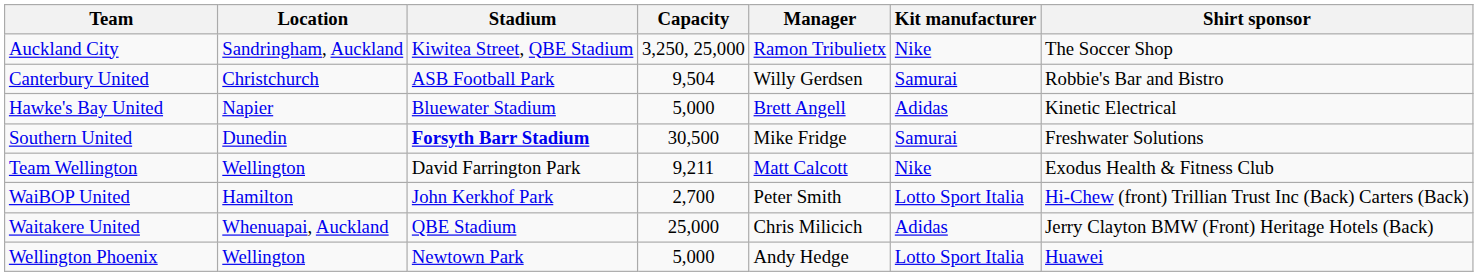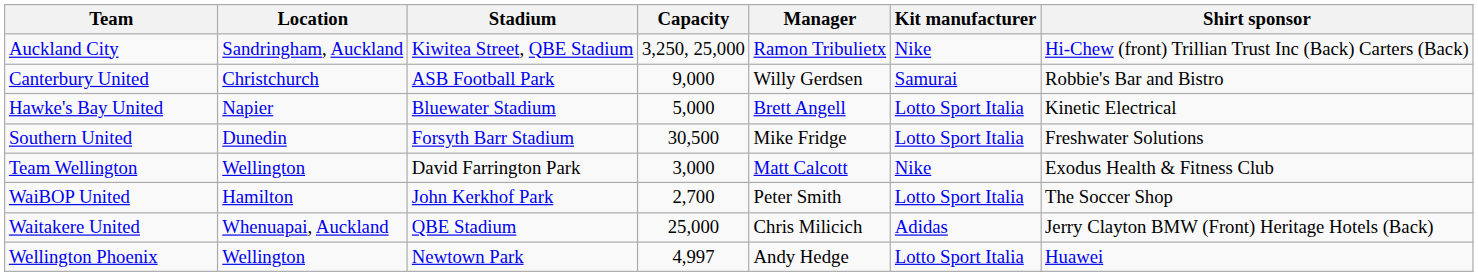(1109, 49) The Soccer Shop -> (1257, 49) Hi-Chew (front) Trillian Trust Inc (Back) Carters (Back)
(693, 78) 9,504 -> (693, 78) 9,000
(921, 108) Adidas -> (959, 108) Lotto Sport Italia
(501, 138) bold -> (493, 138) normal
(926, 138) Samurai -> (959, 138) Lotto Sport Italia
(693, 167) 9,211 -> (693, 167) 3,000
(1257, 197) Hi-Chew (front) Trillian Trust Inc (Back) Carters (Back) -> (1109, 197) The Soccer Shop
(693, 256) 5,000 -> (693, 256) 4,997
